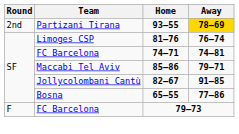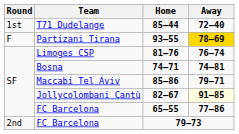+ row: (166, 26)
(14, 26) 2nd -> (9, 40) F
(68, 54) FC Barcelona -> (50, 67) Bosna
(211, 81) no background -> (211, 95) lightyellow background
(50, 95) Bosna -> (68, 109) FC Barcelona
(9, 109) F -> (14, 123) 2nd
